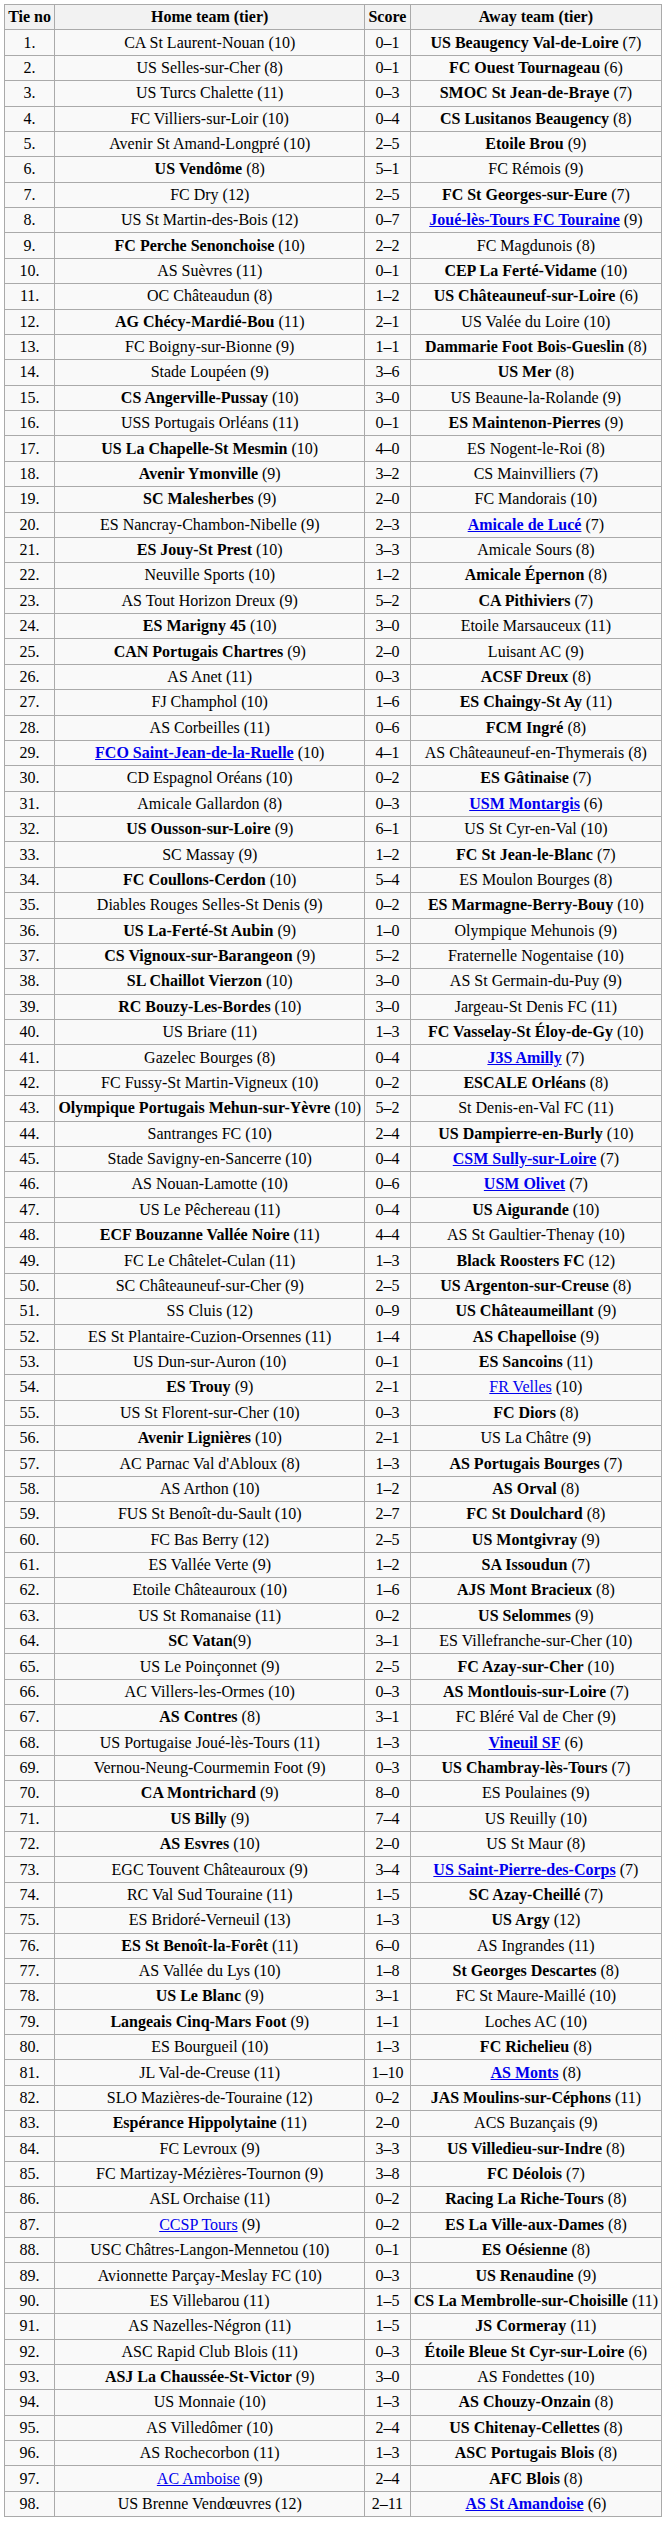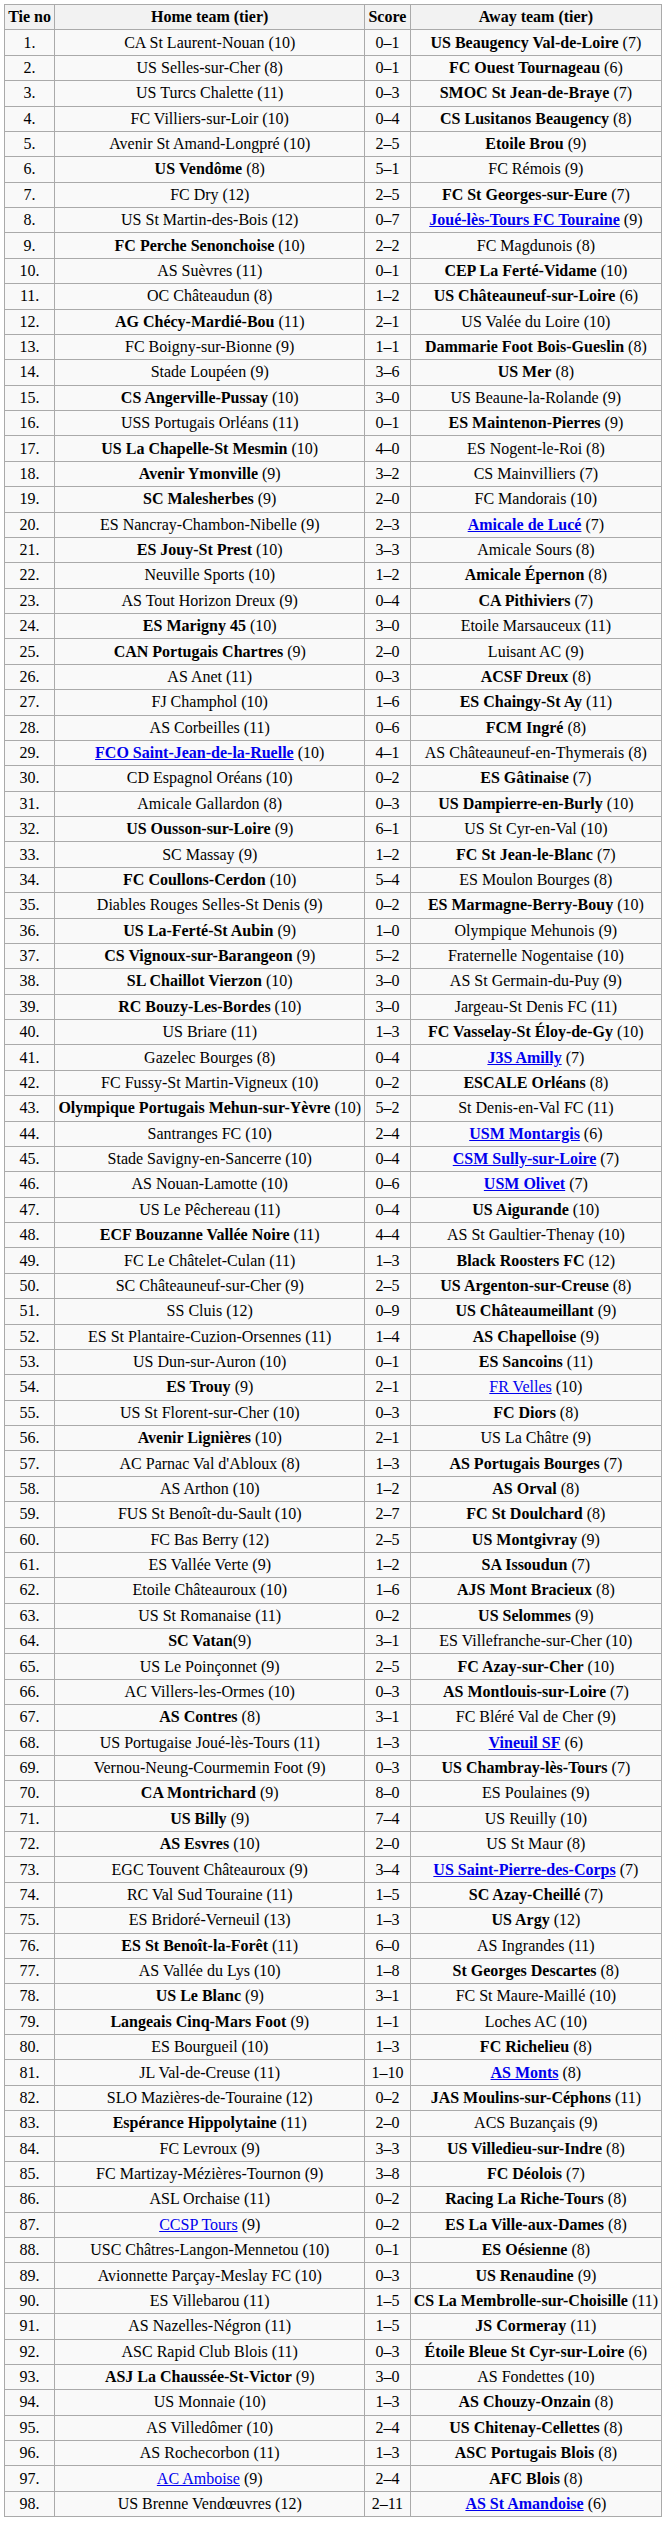(387, 600) 5–2 -> (387, 600) 0–4
(536, 803) USM Montargis (6) -> (536, 803) US Dampierre-en-Burly (10)
(536, 1133) US Dampierre-en-Burly (10) -> (536, 1133) USM Montargis (6)
